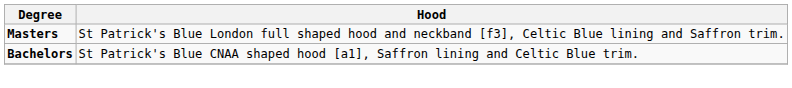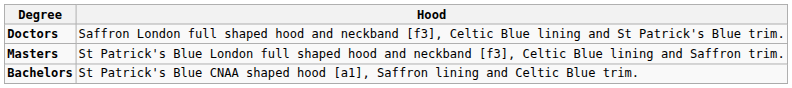+ row: (33, 34)
